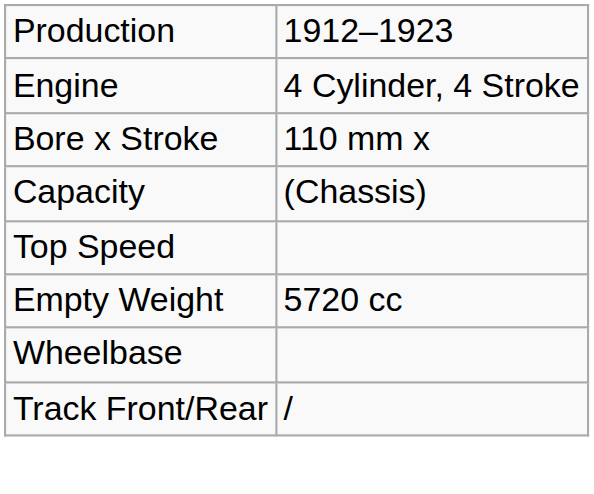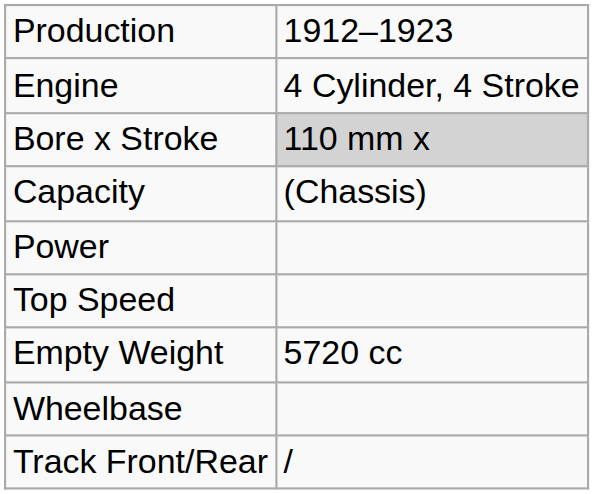(357, 138) no background -> (357, 138) lightgrey background
+ row: (61, 246)
